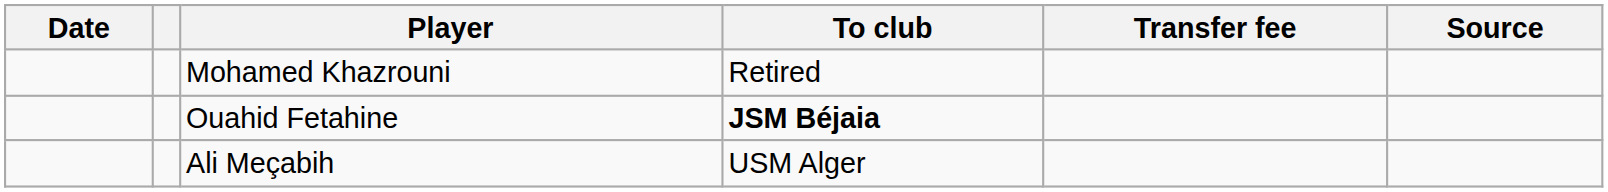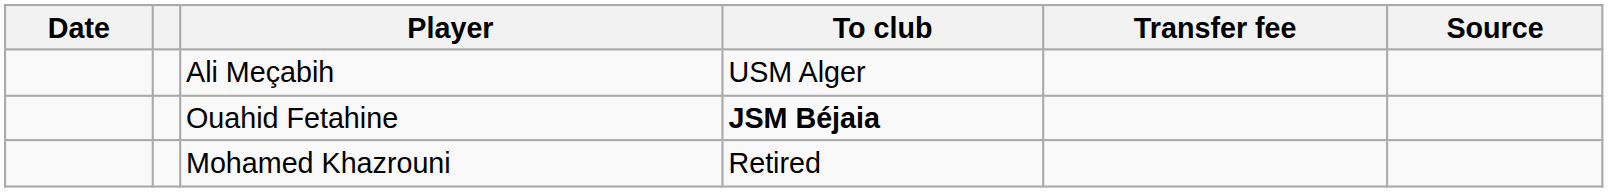rows swapped: (260, 163) <-> (318, 72)
